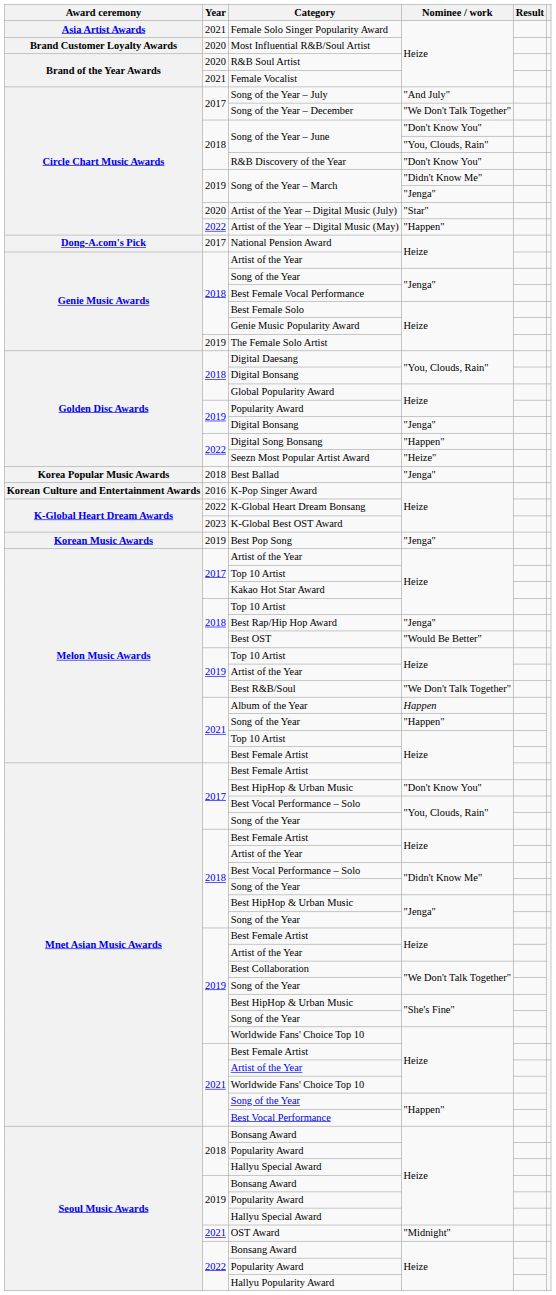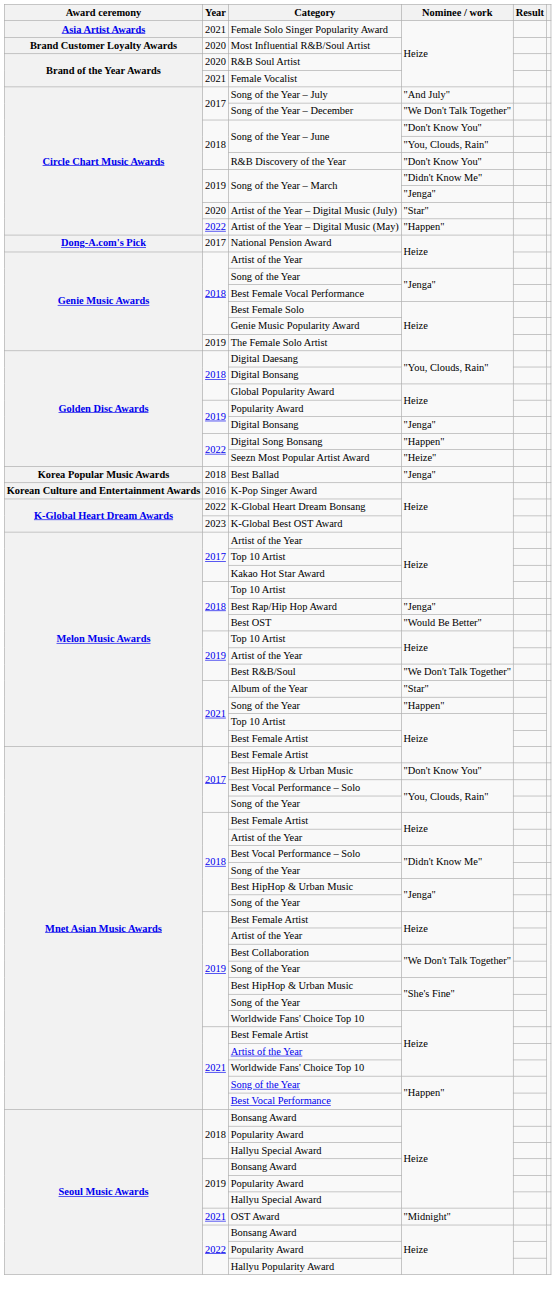- row: (215, 540)
(420, 705) Happen -> (416, 688) "Star"
